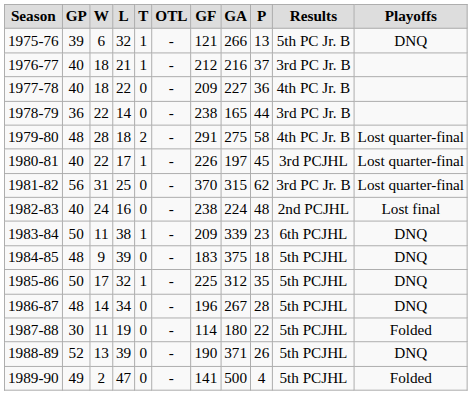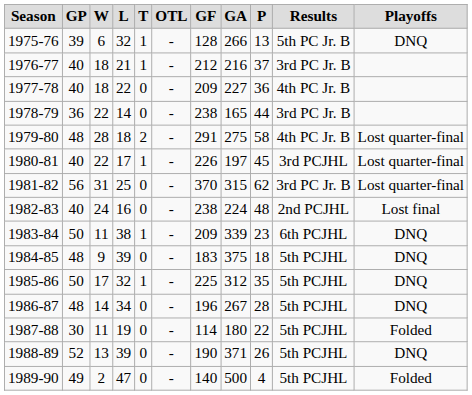(206, 40) 121 -> (206, 40) 128
(206, 378) 141 -> (206, 378) 140
